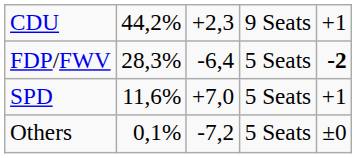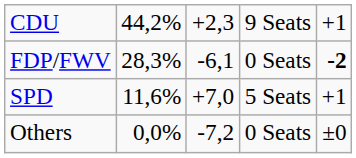(216, 59) -6,4 -> (216, 59) -6,1
(278, 59) 5 Seats -> (278, 59) 0 Seats
(157, 133) 0,1% -> (157, 133) 0,0%
(278, 133) 5 Seats -> (278, 133) 0 Seats
